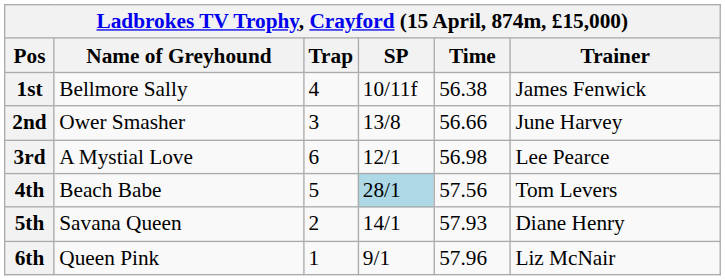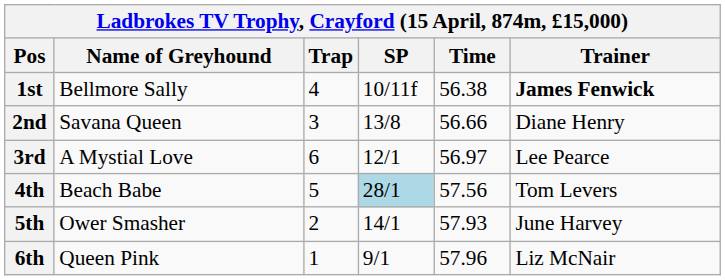(581, 88) normal -> (585, 88) bold
(122, 122) Ower Smasher -> (120, 122) Savana Queen
(569, 122) June Harvey -> (570, 122) Diane Henry
(463, 156) 56.98 -> (463, 156) 56.97
(120, 223) Savana Queen -> (122, 223) Ower Smasher
(570, 223) Diane Henry -> (569, 223) June Harvey
